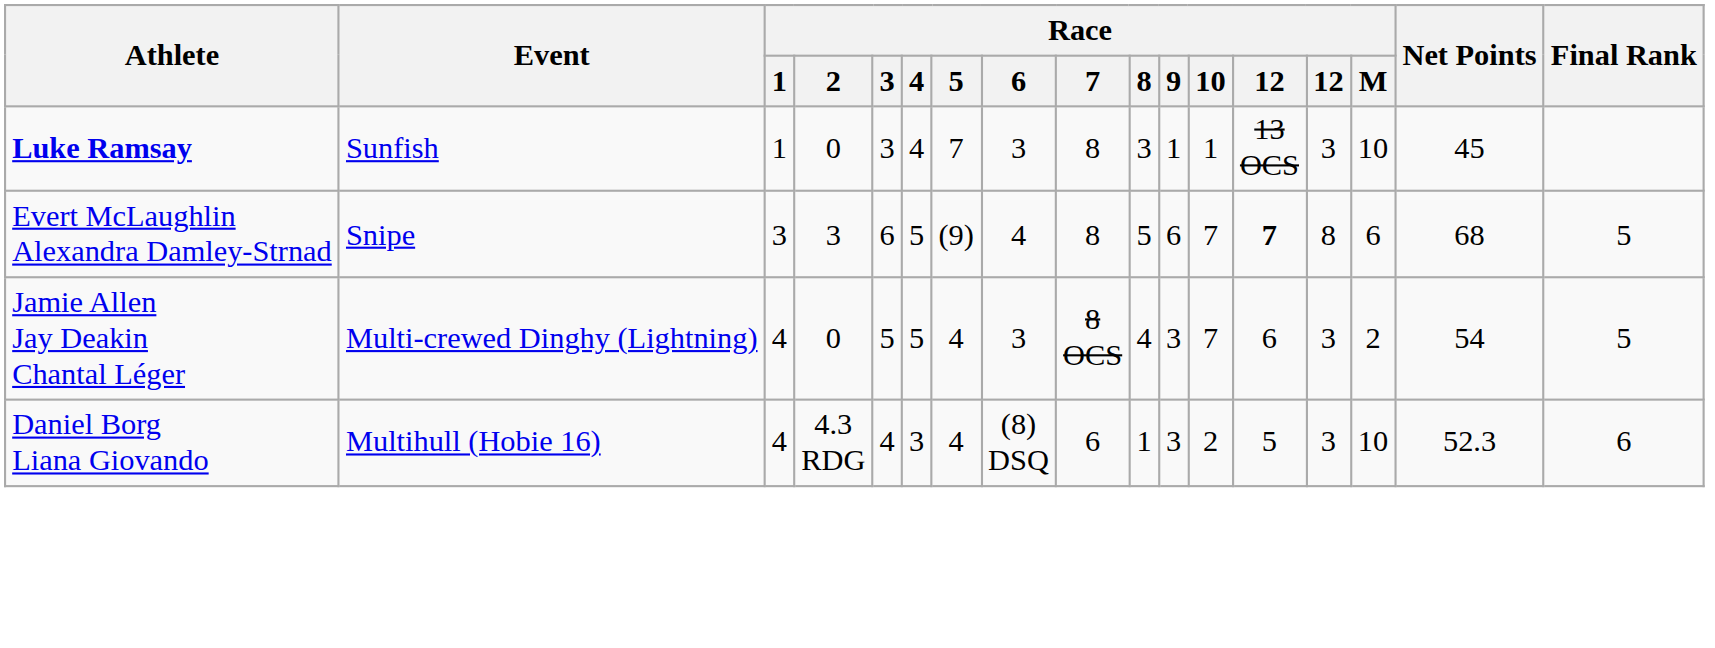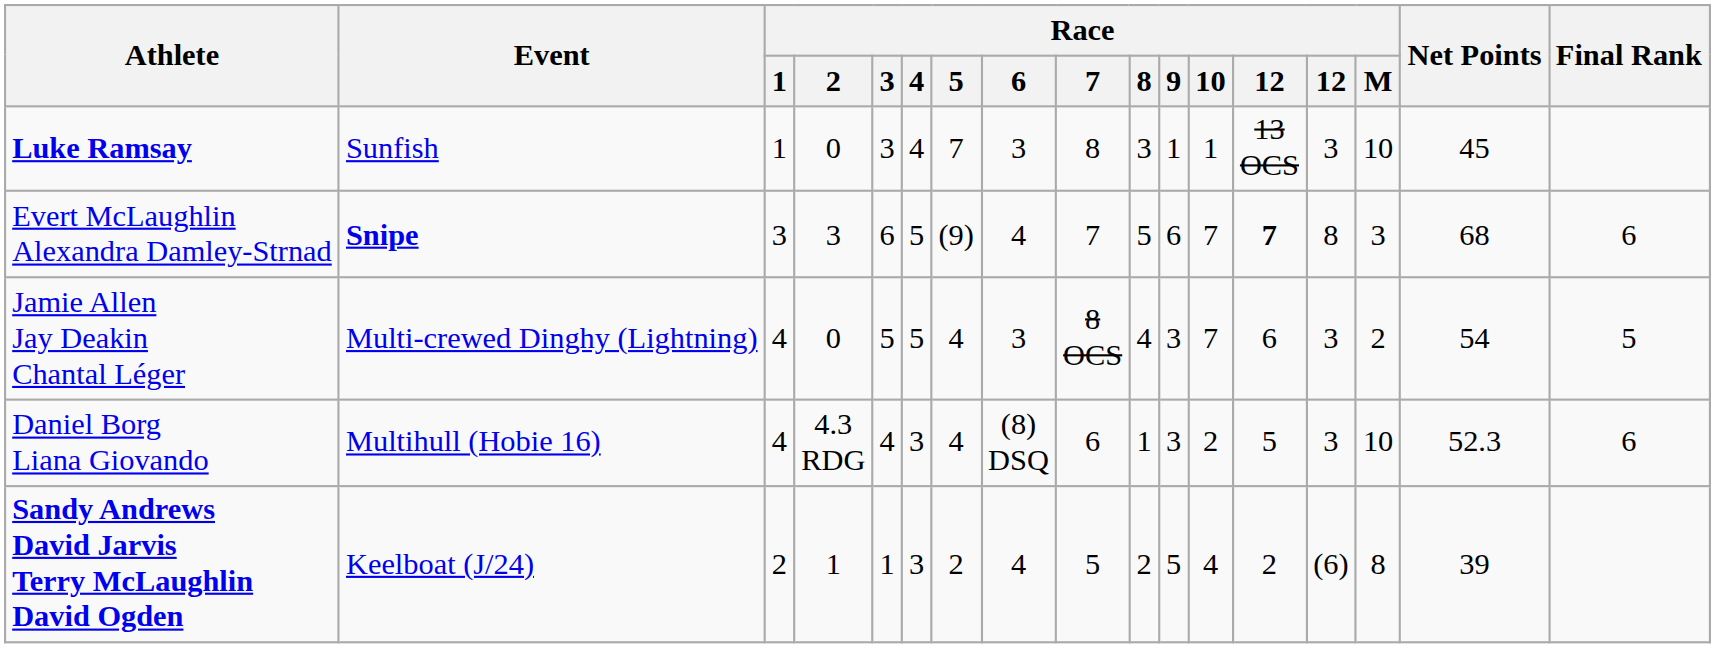(381, 234) normal -> (382, 234) bold
(1093, 234) 8 -> (1093, 234) 7
(1373, 234) 6 -> (1378, 234) 3
(1624, 234) 5 -> (1629, 234) 6
+ row: (133, 563)
